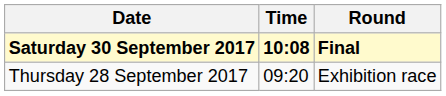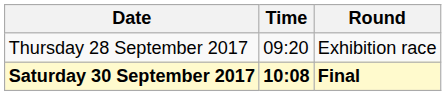rows swapped: (128, 76) <-> (132, 47)
